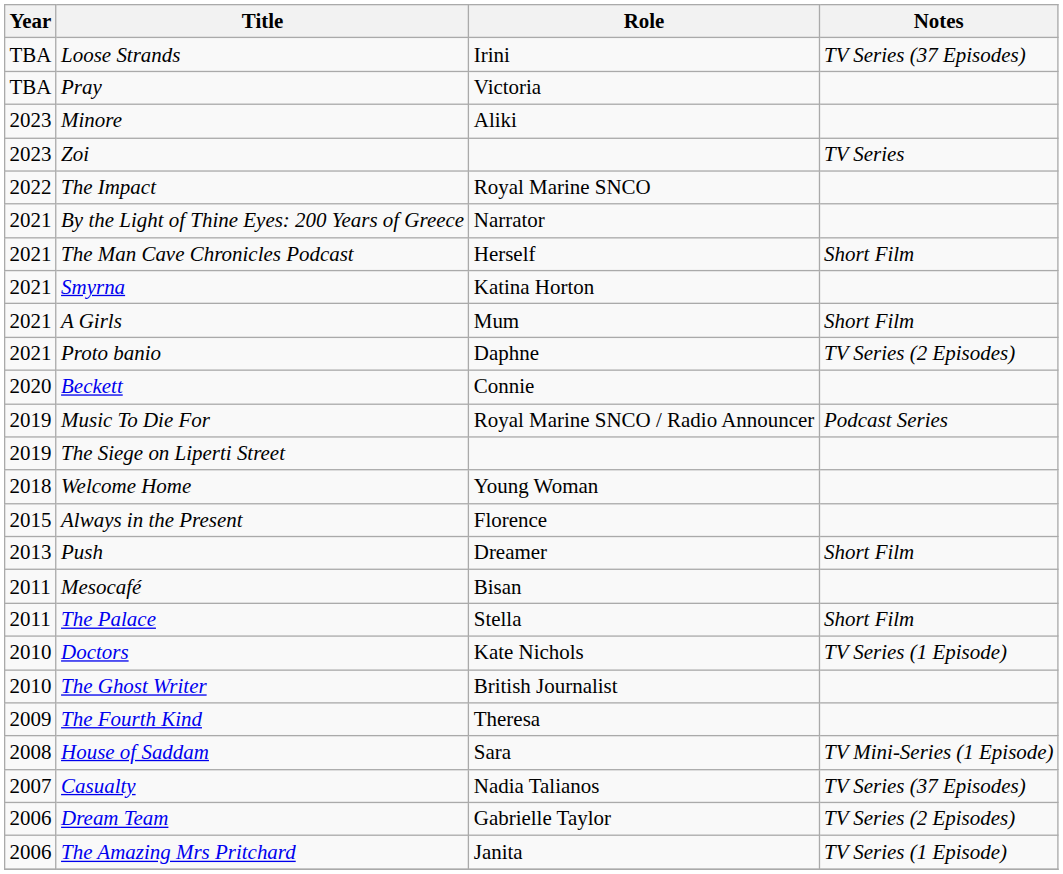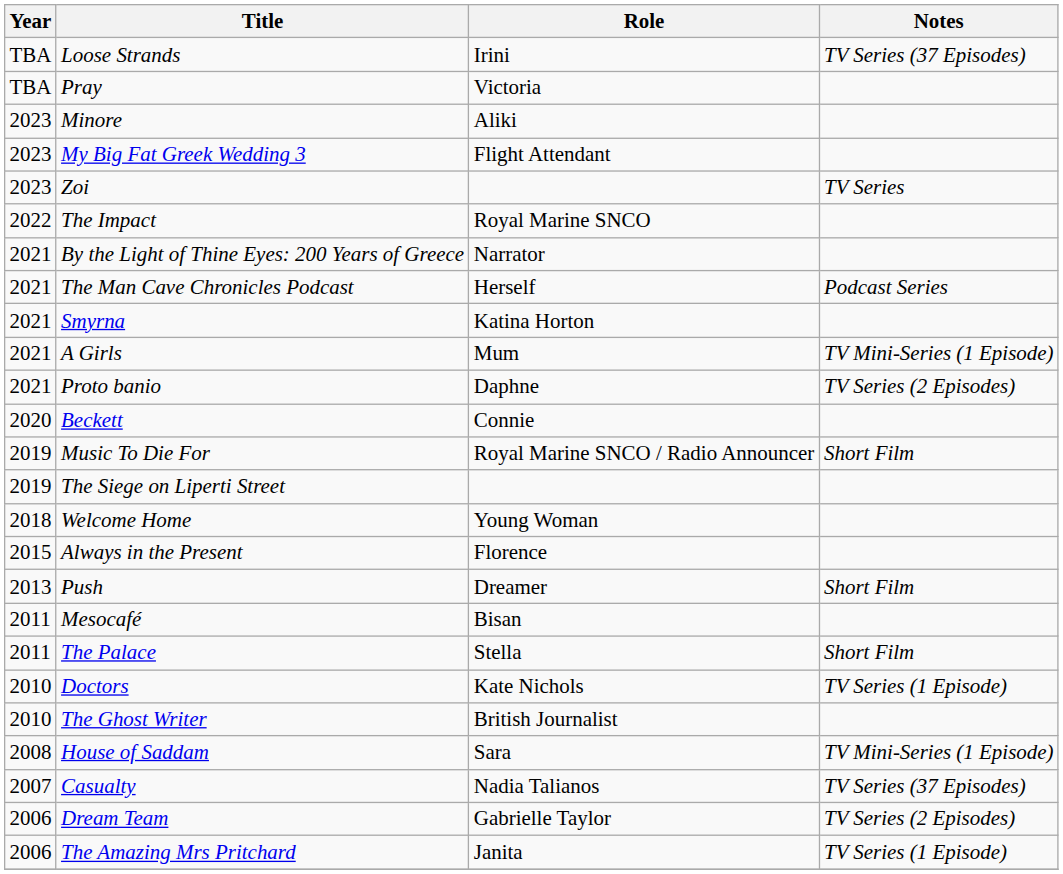+ row: (183, 154)
(869, 253) Short Film -> (886, 287) Podcast Series
(869, 320) Short Film -> (939, 353) TV Mini-Series (1 Episode)
(886, 420) Podcast Series -> (869, 453) Short Film
- row: (132, 719)
